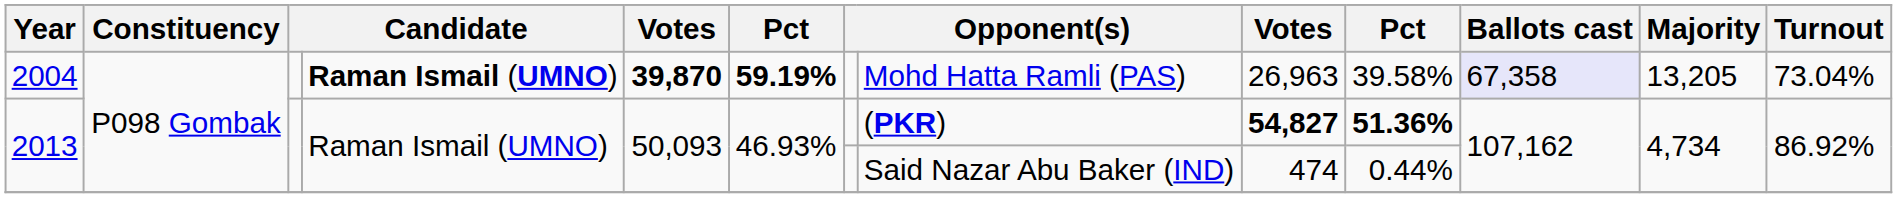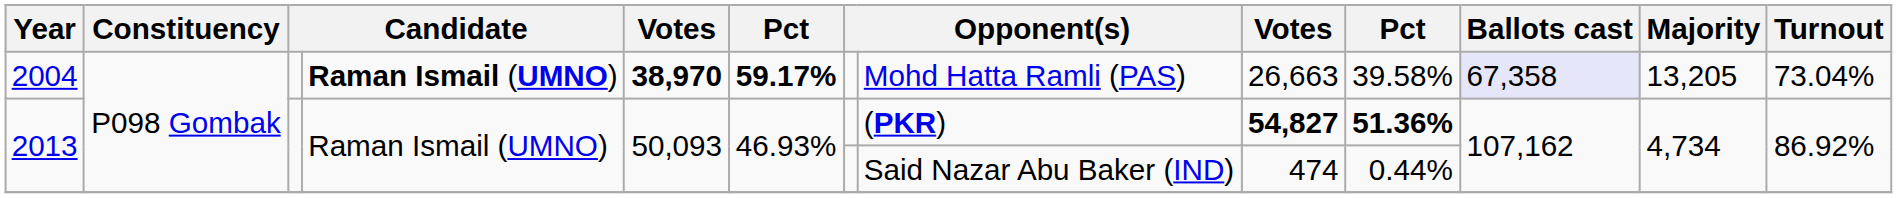(677, 75) 39,870 -> (677, 75) 38,970
(786, 75) 59.19% -> (786, 75) 59.17%
(1293, 75) 26,963 -> (1293, 75) 26,663
